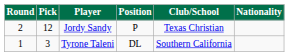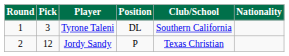rows swapped: (88, 44) <-> (88, 28)
